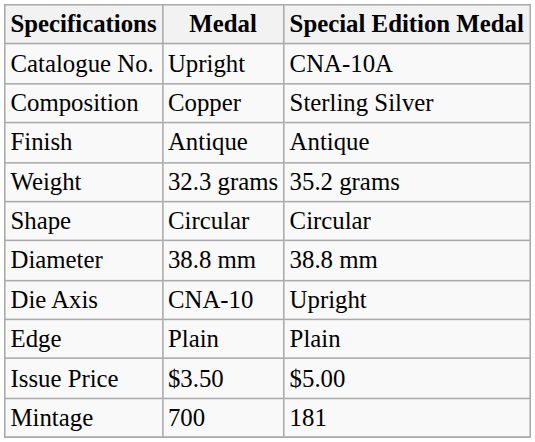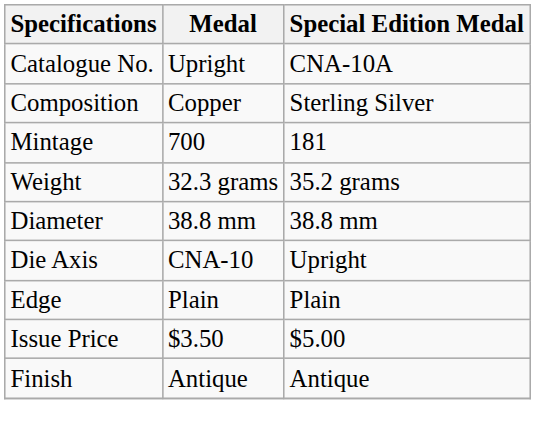rows swapped: (42, 142) <-> (52, 417)
- row: (41, 220)
